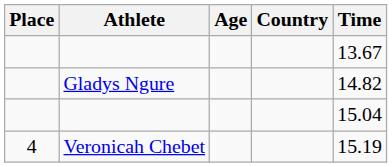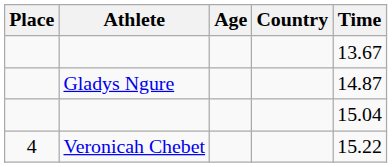(360, 83) 14.82 -> (360, 83) 14.87
(360, 146) 15.19 -> (360, 146) 15.22
